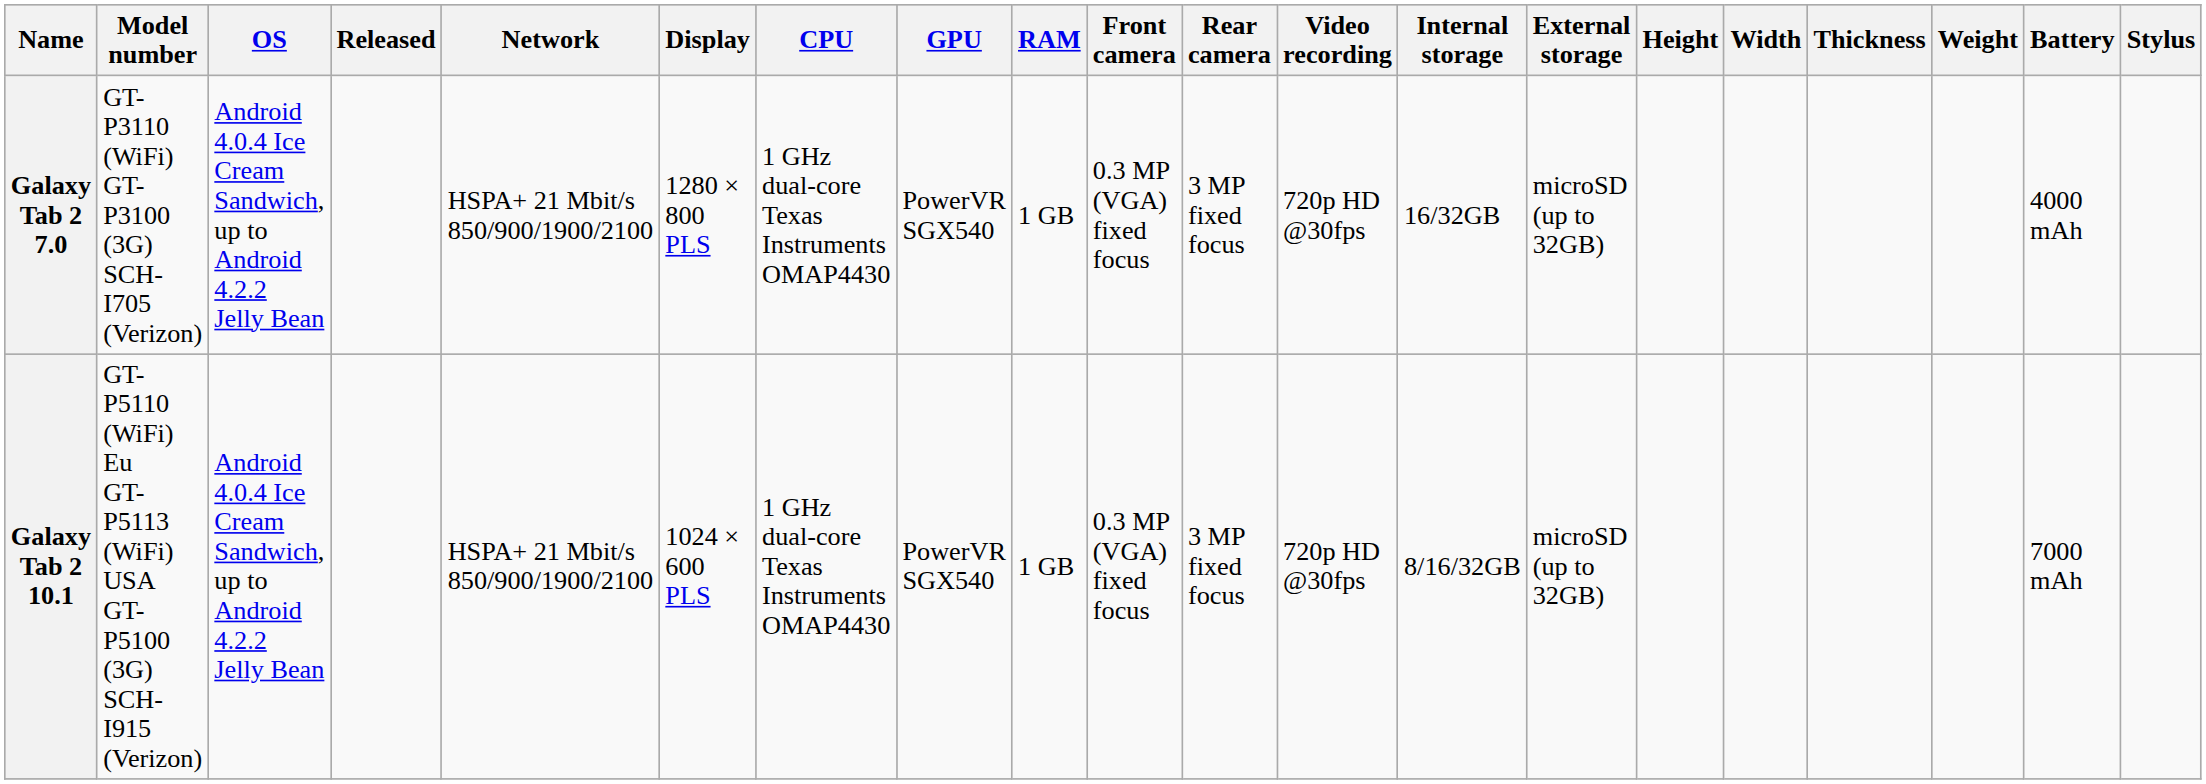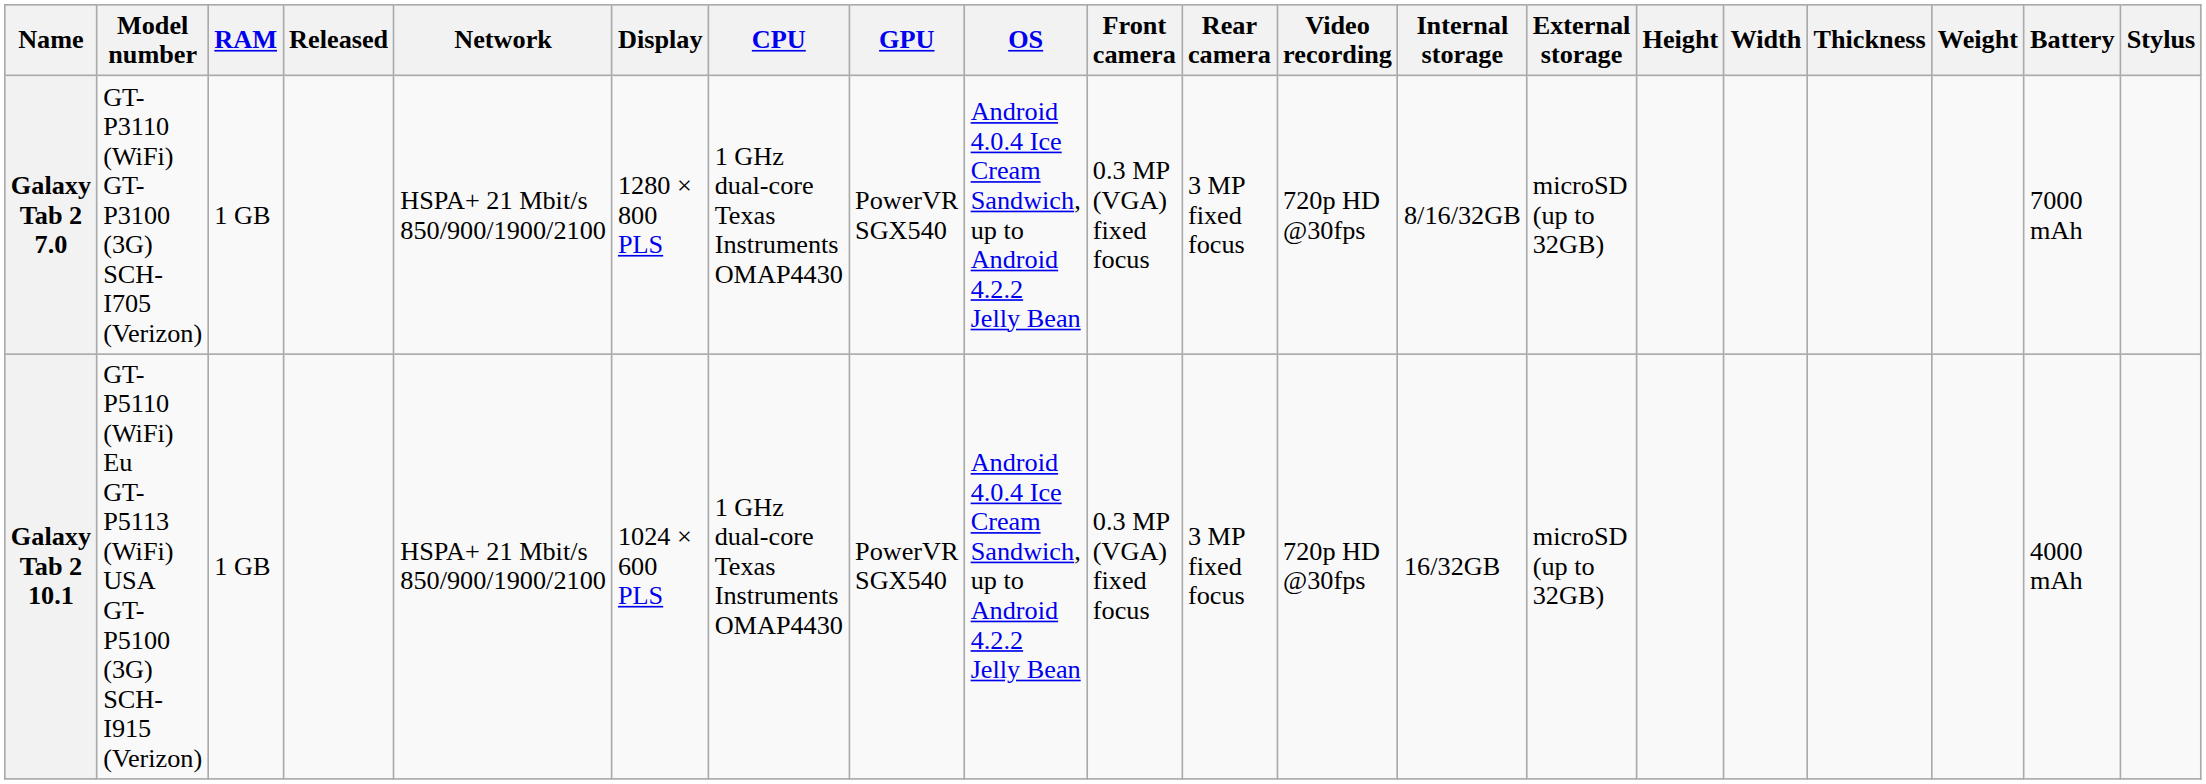columns swapped: (269, 40) <-> (1049, 40)
(1452, 214) 16/32GB -> (1462, 214) 8/16/32GB
(2056, 214) 4000 mAh -> (2056, 214) 7000 mAh
(1462, 566) 8/16/32GB -> (1452, 566) 16/32GB
(2056, 566) 7000 mAh -> (2056, 566) 4000 mAh
